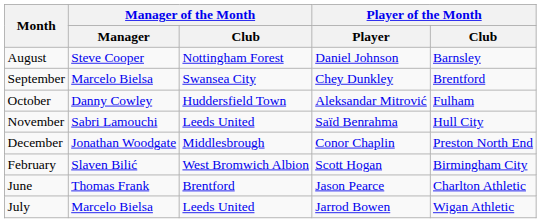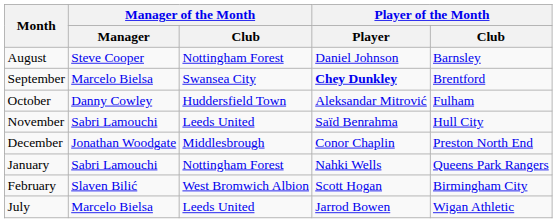(354, 79) normal -> (356, 79) bold
+ row: (28, 164)
- row: (20, 185)
